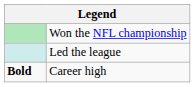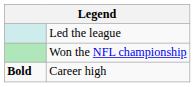rows swapped: (118, 33) <-> (85, 52)
